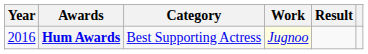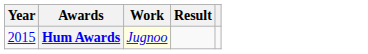- column: (194, 15)
(22, 37) 2016 -> (22, 37) 2015
